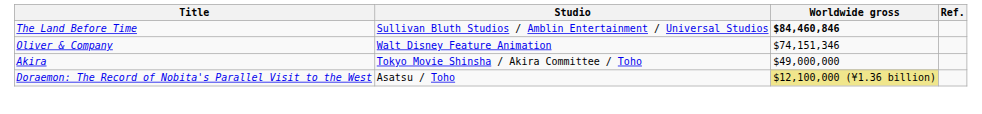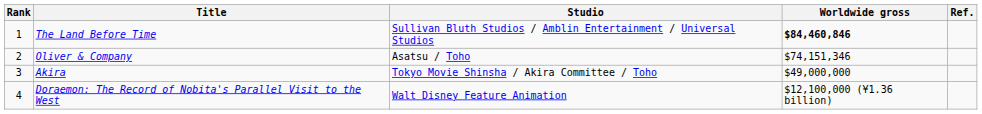+ column: (19, 13)
(464, 45) Walt Disney Feature Animation -> (431, 57) Asatsu / Toho
(416, 78) Asatsu / Toho -> (479, 95) Walt Disney Feature Animation
(855, 78) khaki background -> (838, 95) no background
